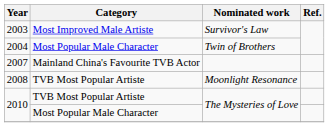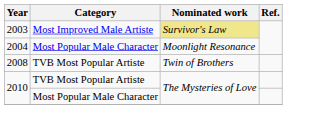(237, 29) no background -> (195, 29) khaki background
(240, 46) Twin of Brothers -> (209, 46) Moonlight Resonance
- row: (17, 63)
(251, 79) Moonlight Resonance -> (198, 63) Twin of Brothers
